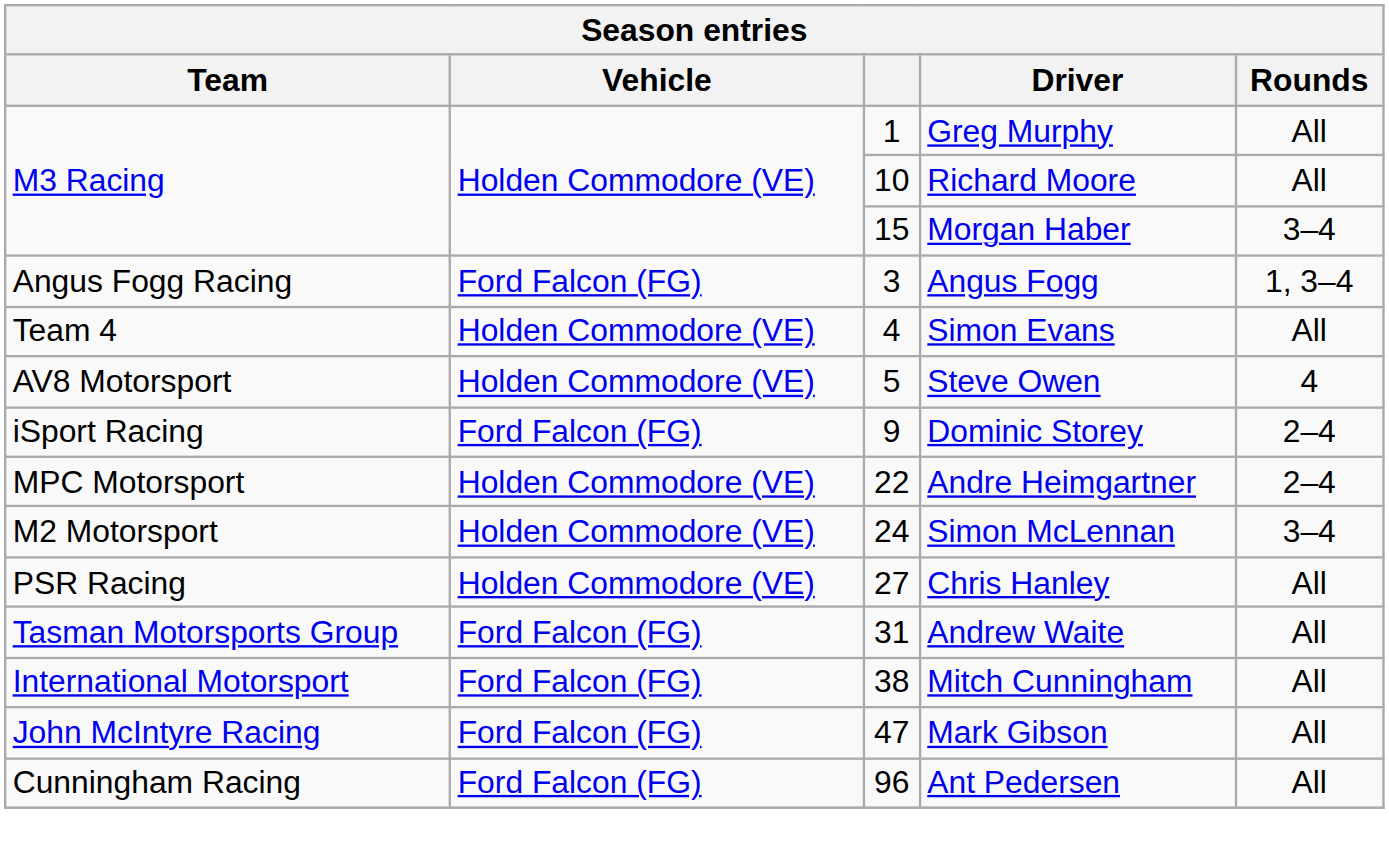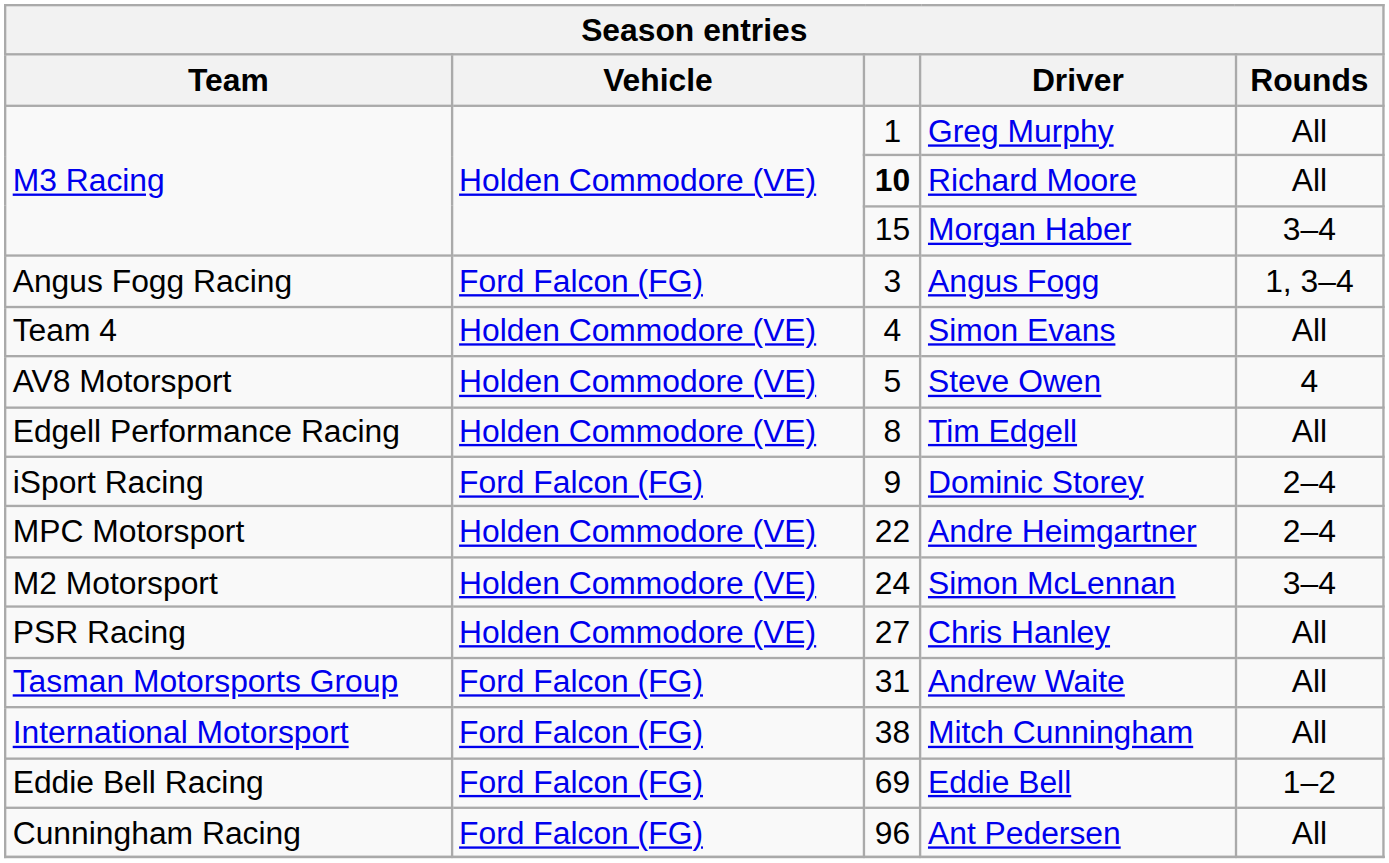(892, 180) normal -> (892, 180) bold
+ row: (1003, 431)
- row: (1017, 732)
+ row: (1000, 782)
